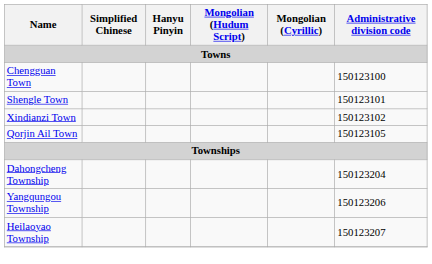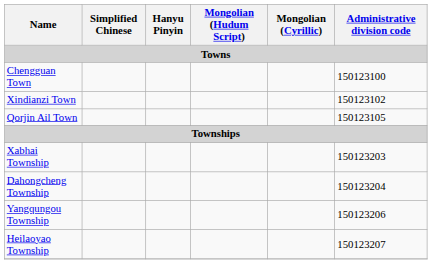- row: (37, 100)
+ row: (28, 157)
